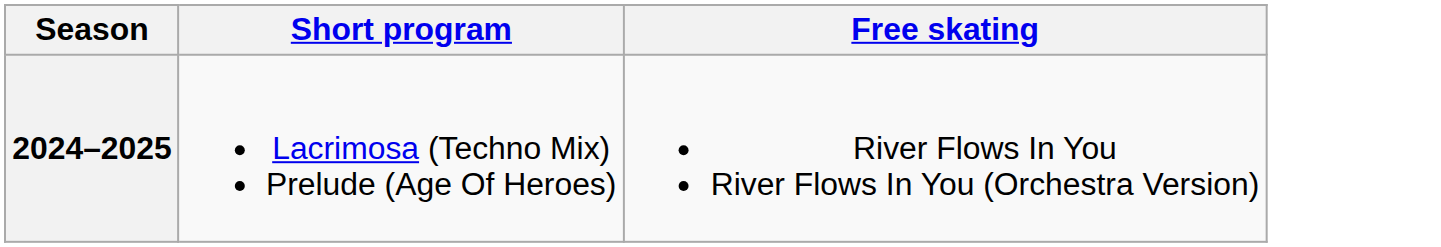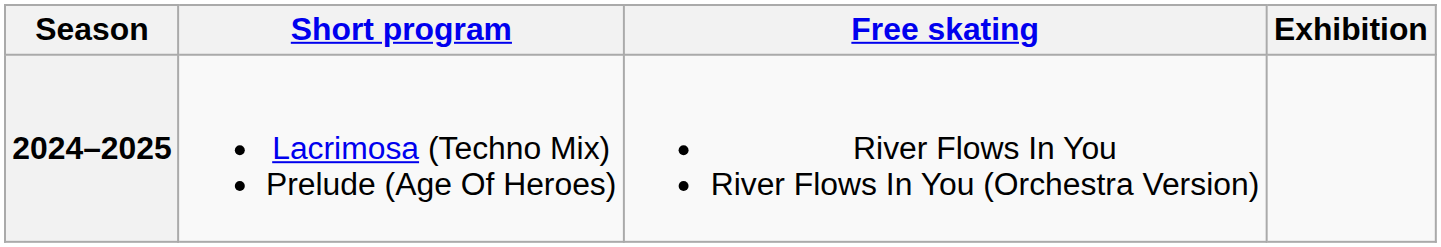+ column: (1351, 29)
